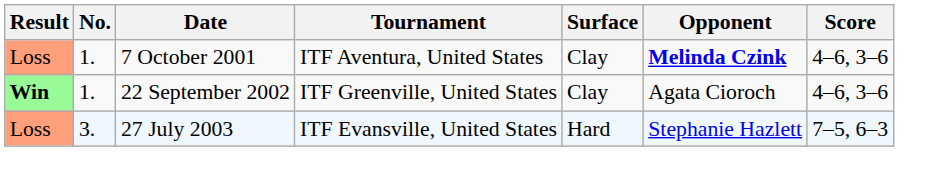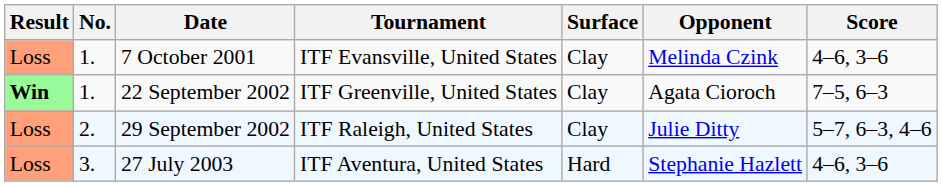(422, 56) ITF Aventura, United States -> (428, 56) ITF Evansville, United States
(717, 56) bold -> (713, 56) normal
(850, 92) 4–6, 3–6 -> (850, 92) 7–5, 6–3
+ row: (205, 127)
(428, 127) ITF Evansville, United States -> (422, 162) ITF Aventura, United States
(850, 127) 7–5, 6–3 -> (850, 162) 4–6, 3–6
